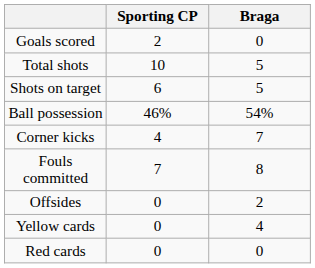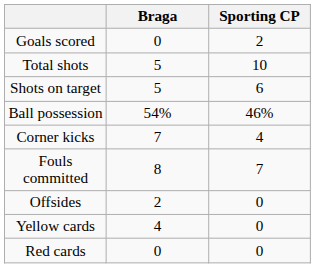columns swapped: (157, 16) <-> (259, 16)
